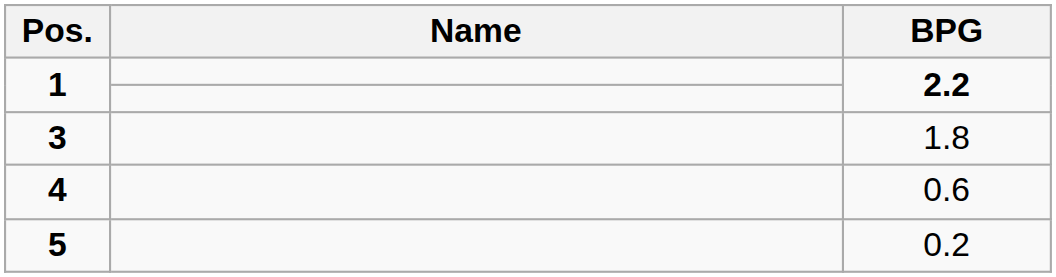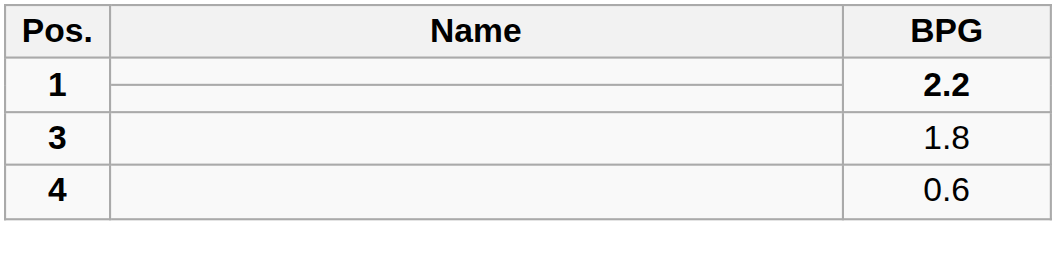- row: (57, 244)
